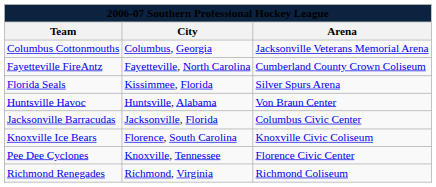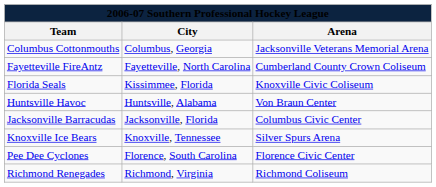(298, 84) Silver Spurs Arena -> (314, 84) Knoxville Civic Coliseum
(181, 137) Florence, South Carolina -> (172, 137) Knoxville, Tennessee
(314, 137) Knoxville Civic Coliseum -> (298, 137) Silver Spurs Arena
(172, 155) Knoxville, Tennessee -> (181, 155) Florence, South Carolina
